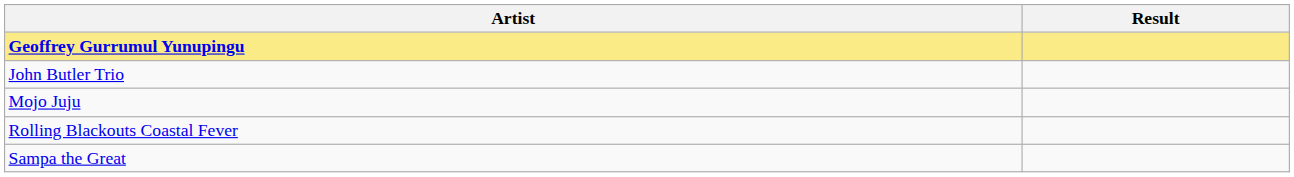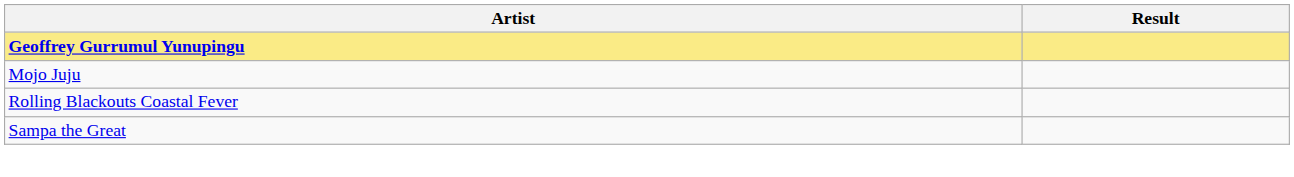- row: (66, 74)
